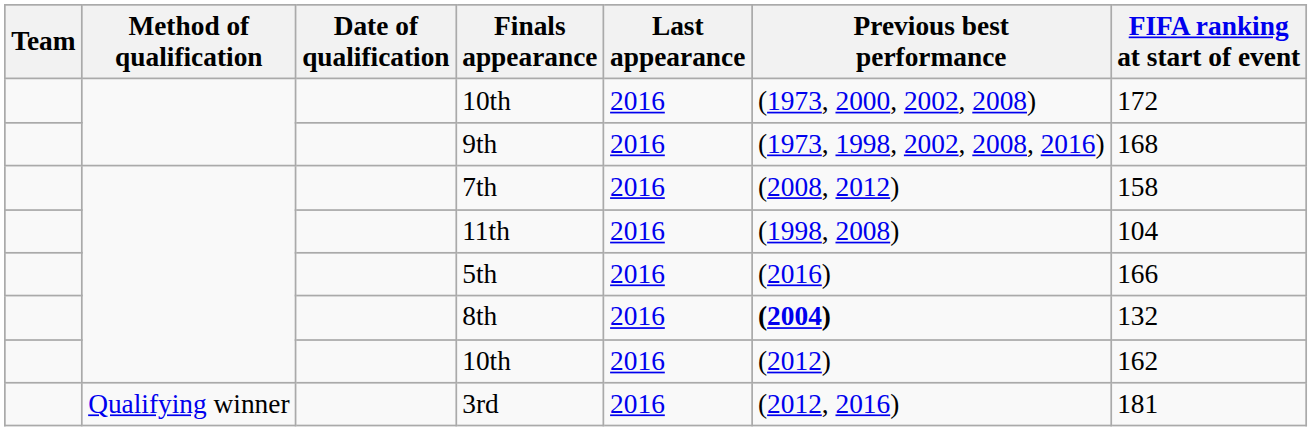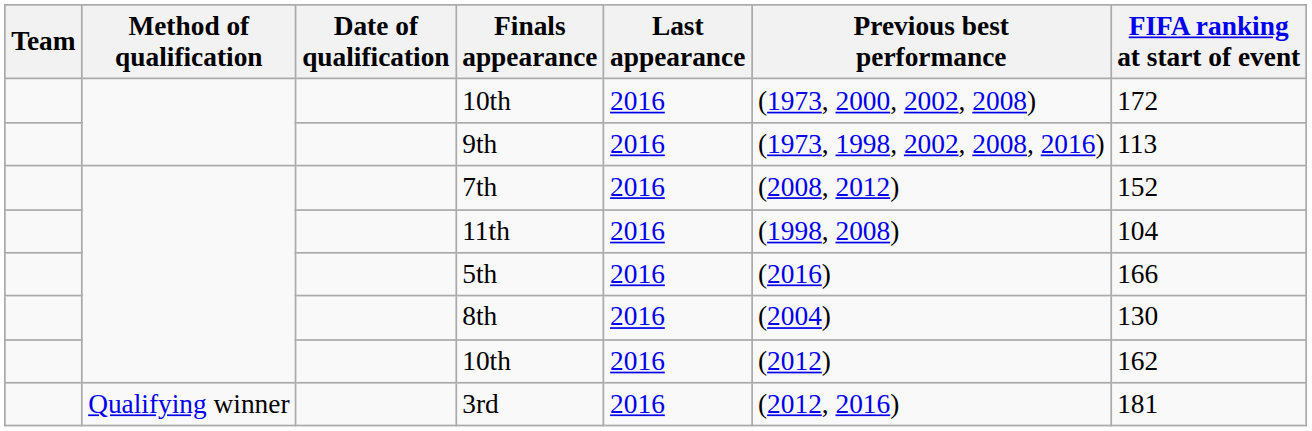(1138, 143) 168 -> (1137, 143) 113
(1138, 187) 158 -> (1138, 187) 152
(794, 317) bold -> (794, 317) normal
(1138, 317) 132 -> (1138, 317) 130
